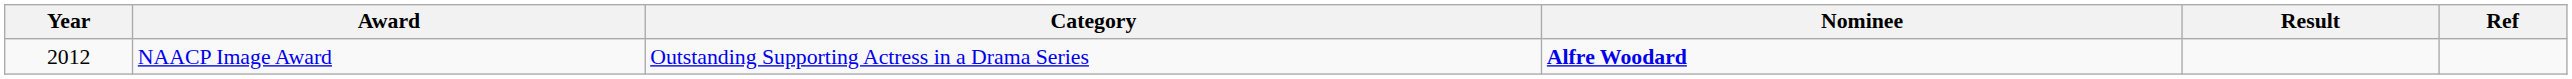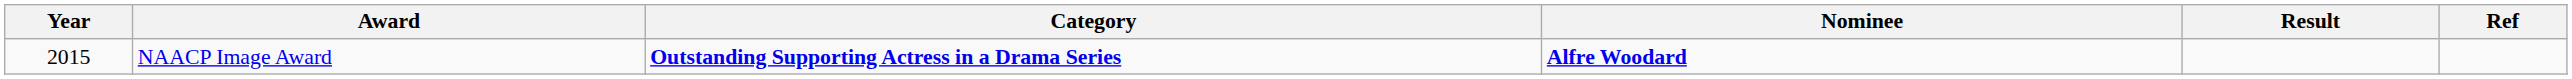(69, 56) 2012 -> (69, 56) 2015
(870, 56) normal -> (886, 56) bold
